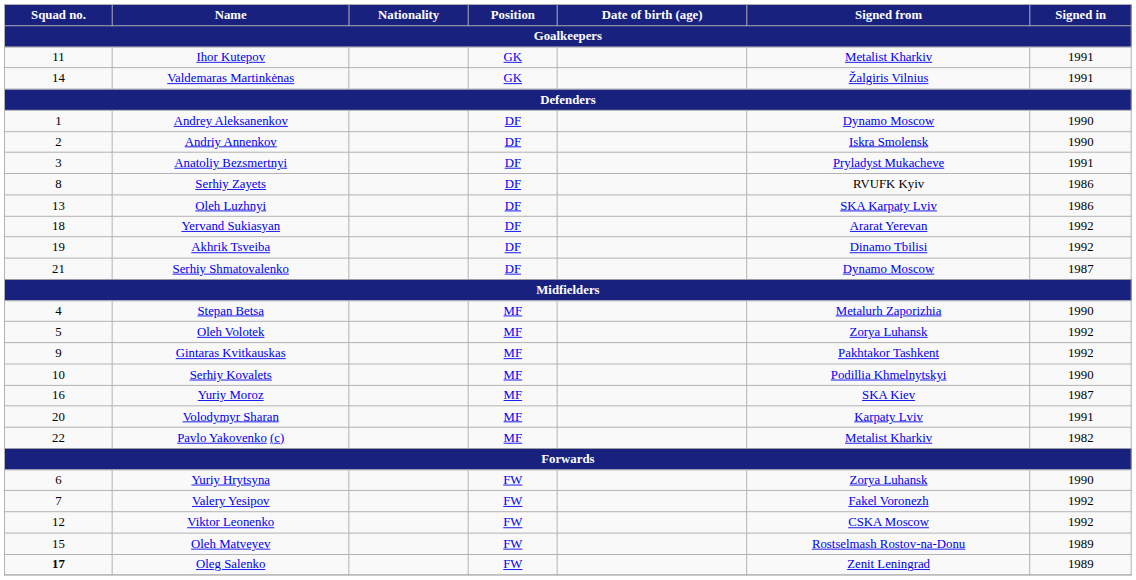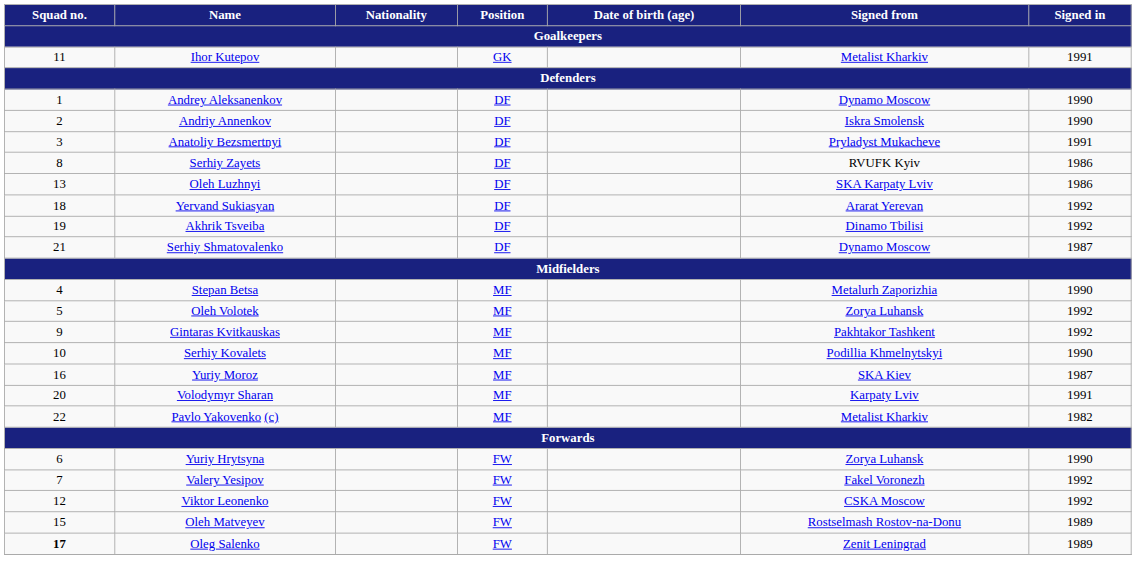- row: (231, 78)
